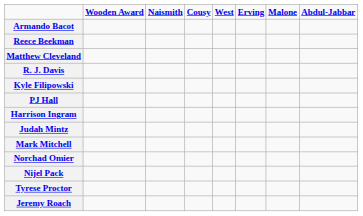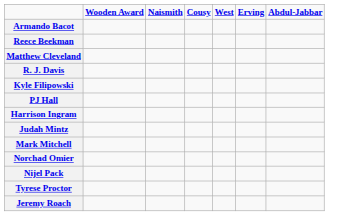- column: (283, 12)
